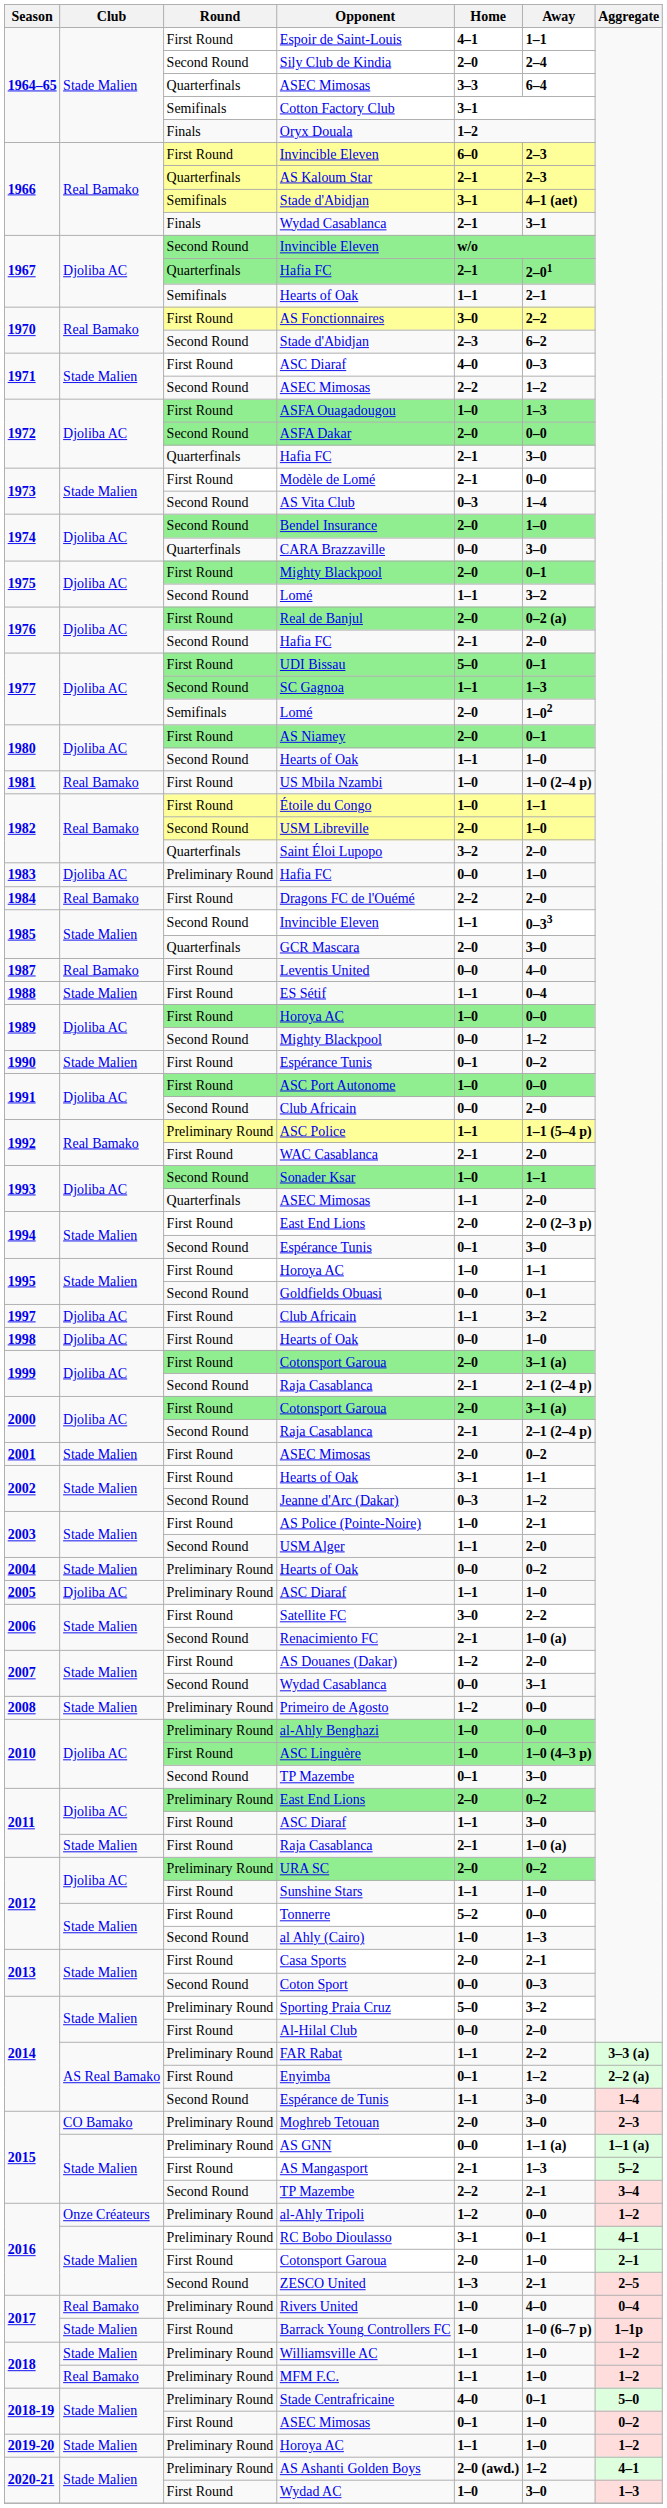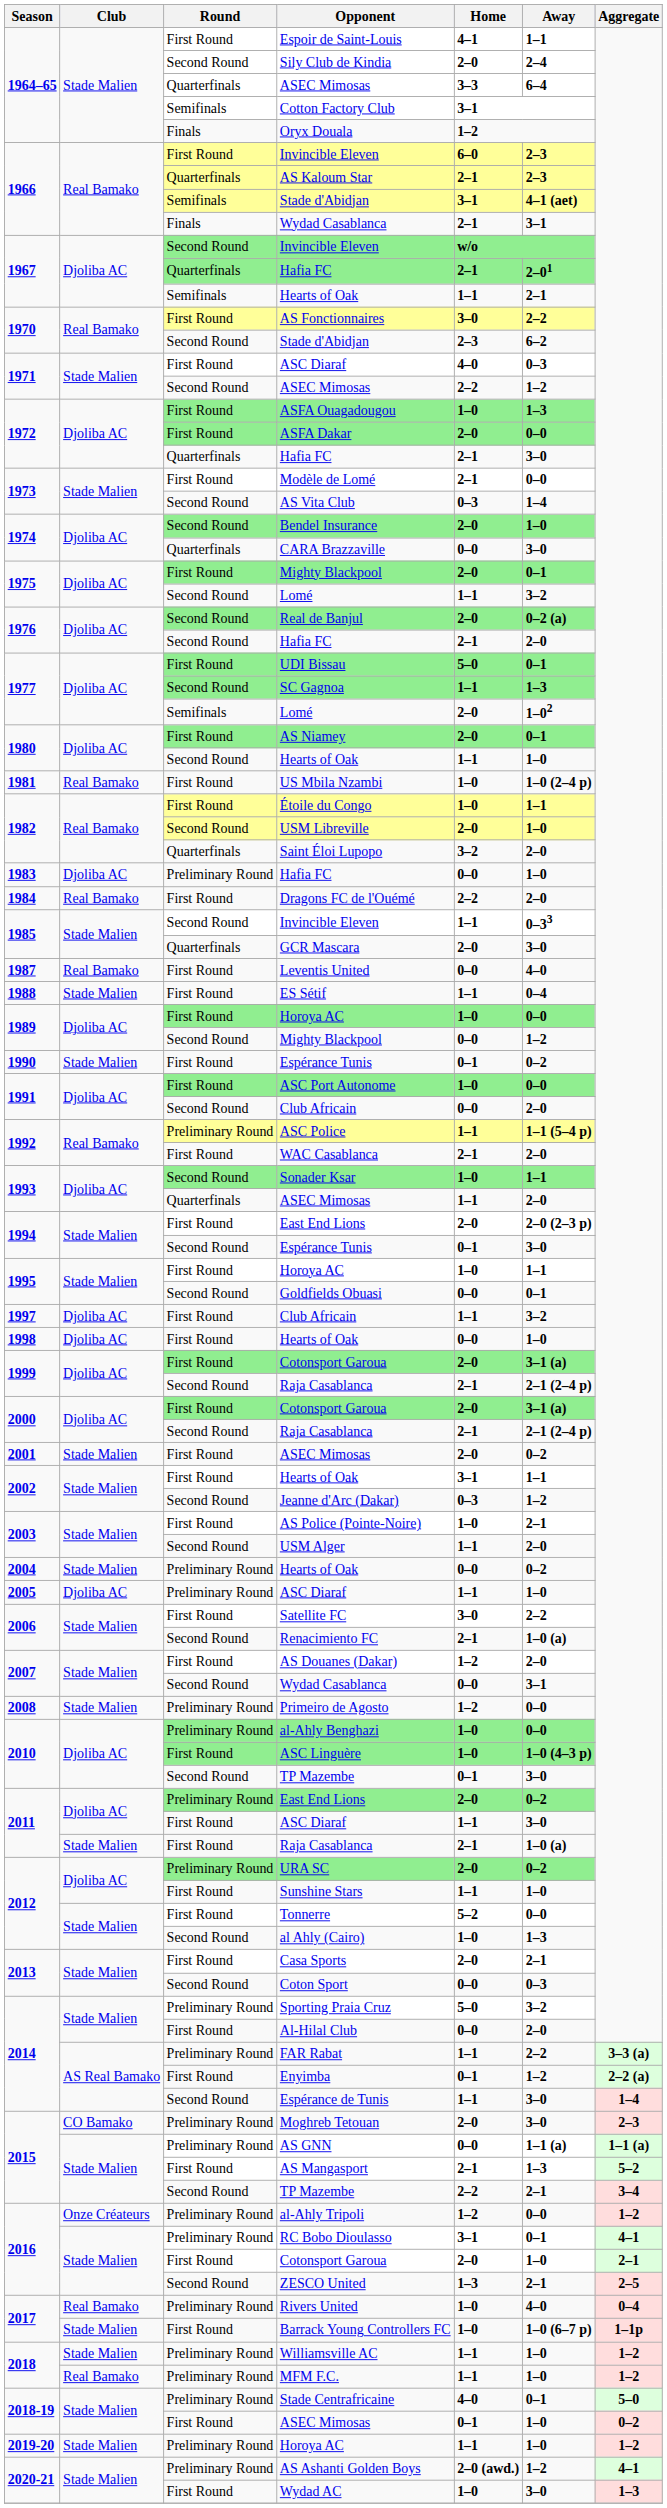(208, 434) Second Round -> (200, 434) First Round
(200, 618) First Round -> (208, 618) Second Round
